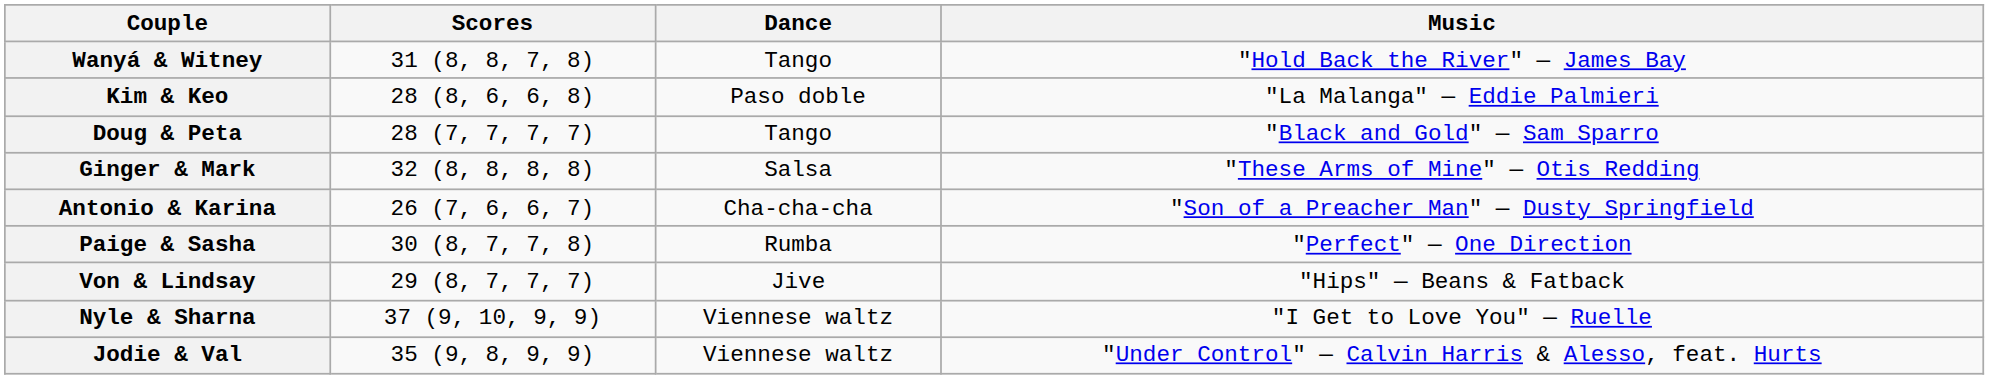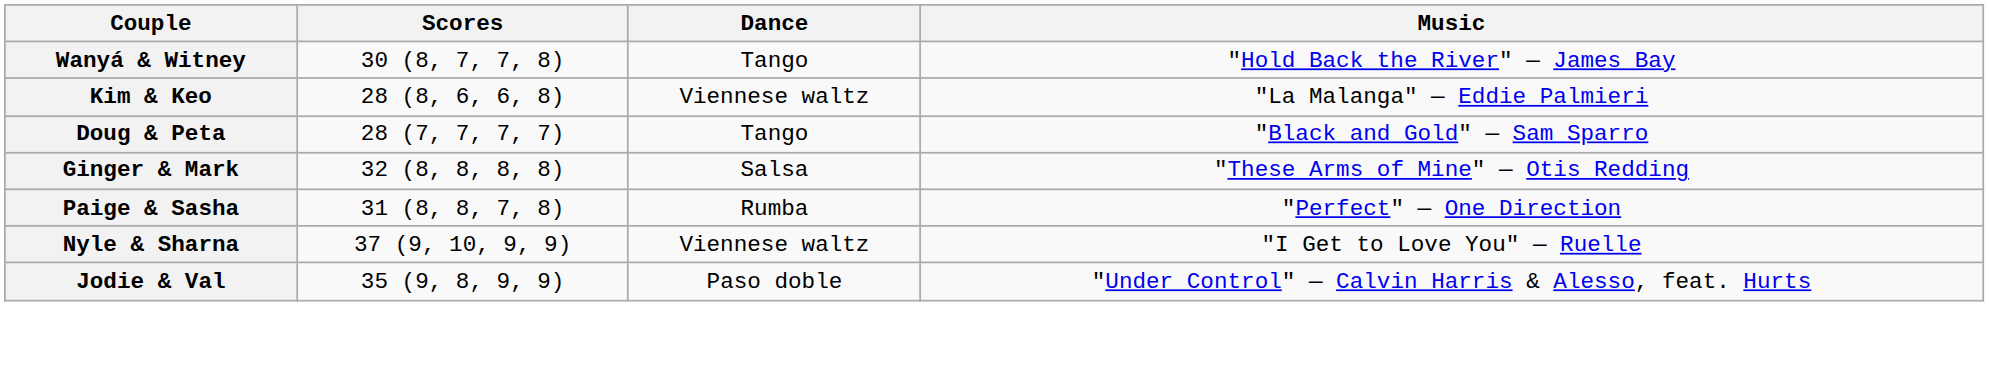(492, 60) 31 (8, 8, 7, 8) -> (463, 60) 30 (8, 7, 7, 8)
(798, 97) Paso doble -> (774, 97) Viennese waltz
- row: (167, 208)
(492, 245) 30 (8, 7, 7, 8) -> (463, 208) 31 (8, 8, 7, 8)
- row: (167, 281)
(798, 355) Viennese waltz -> (774, 281) Paso doble
